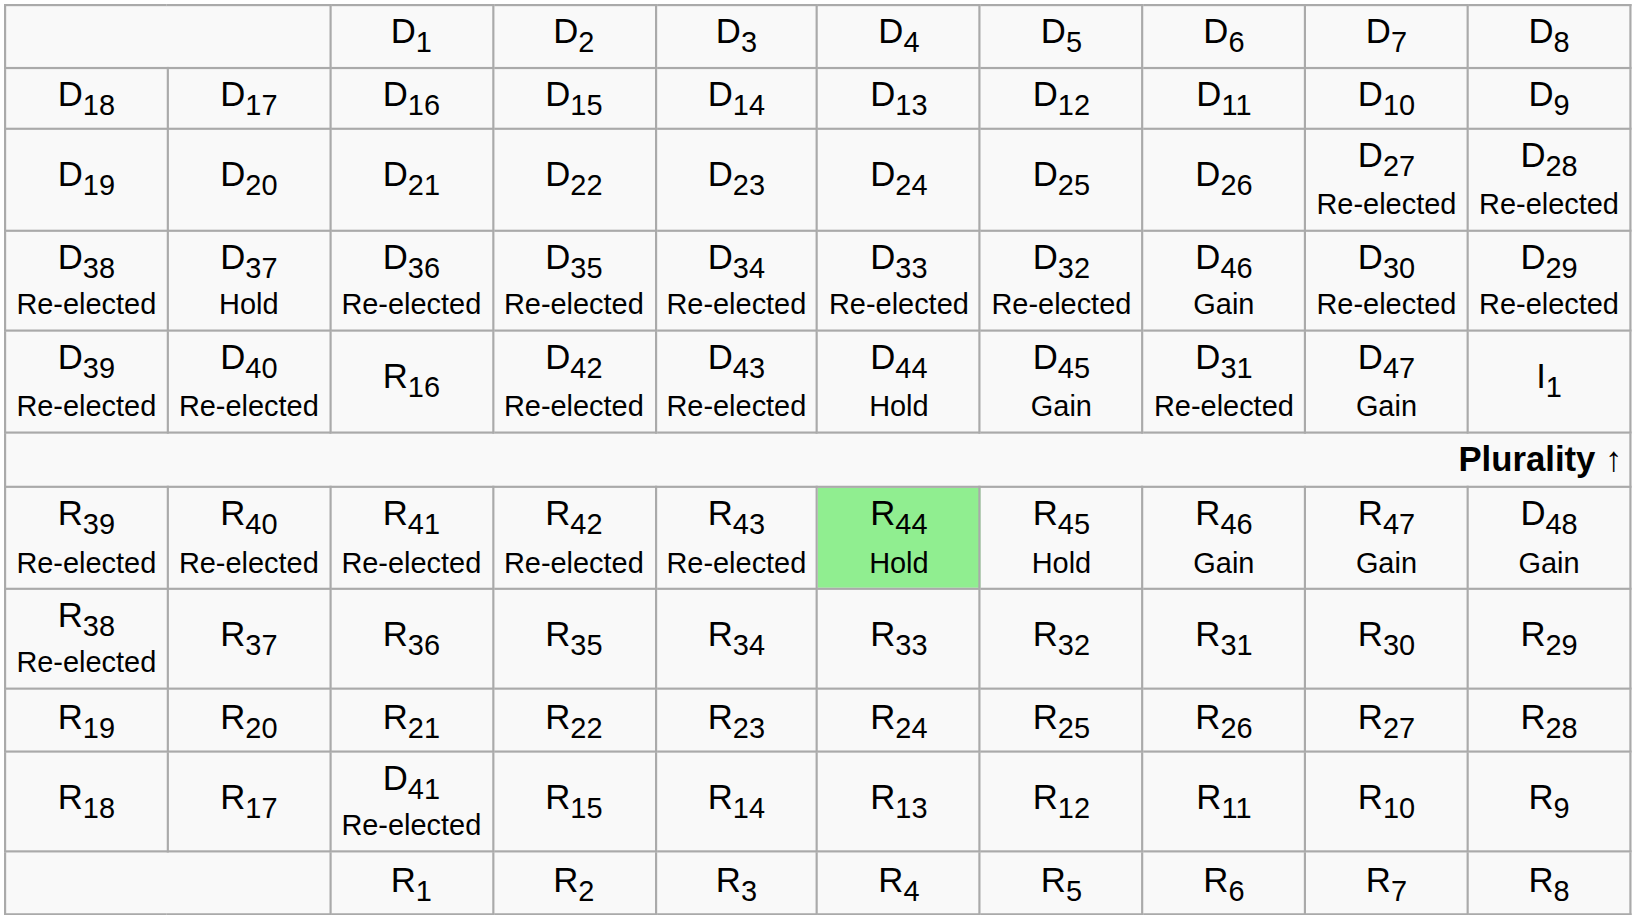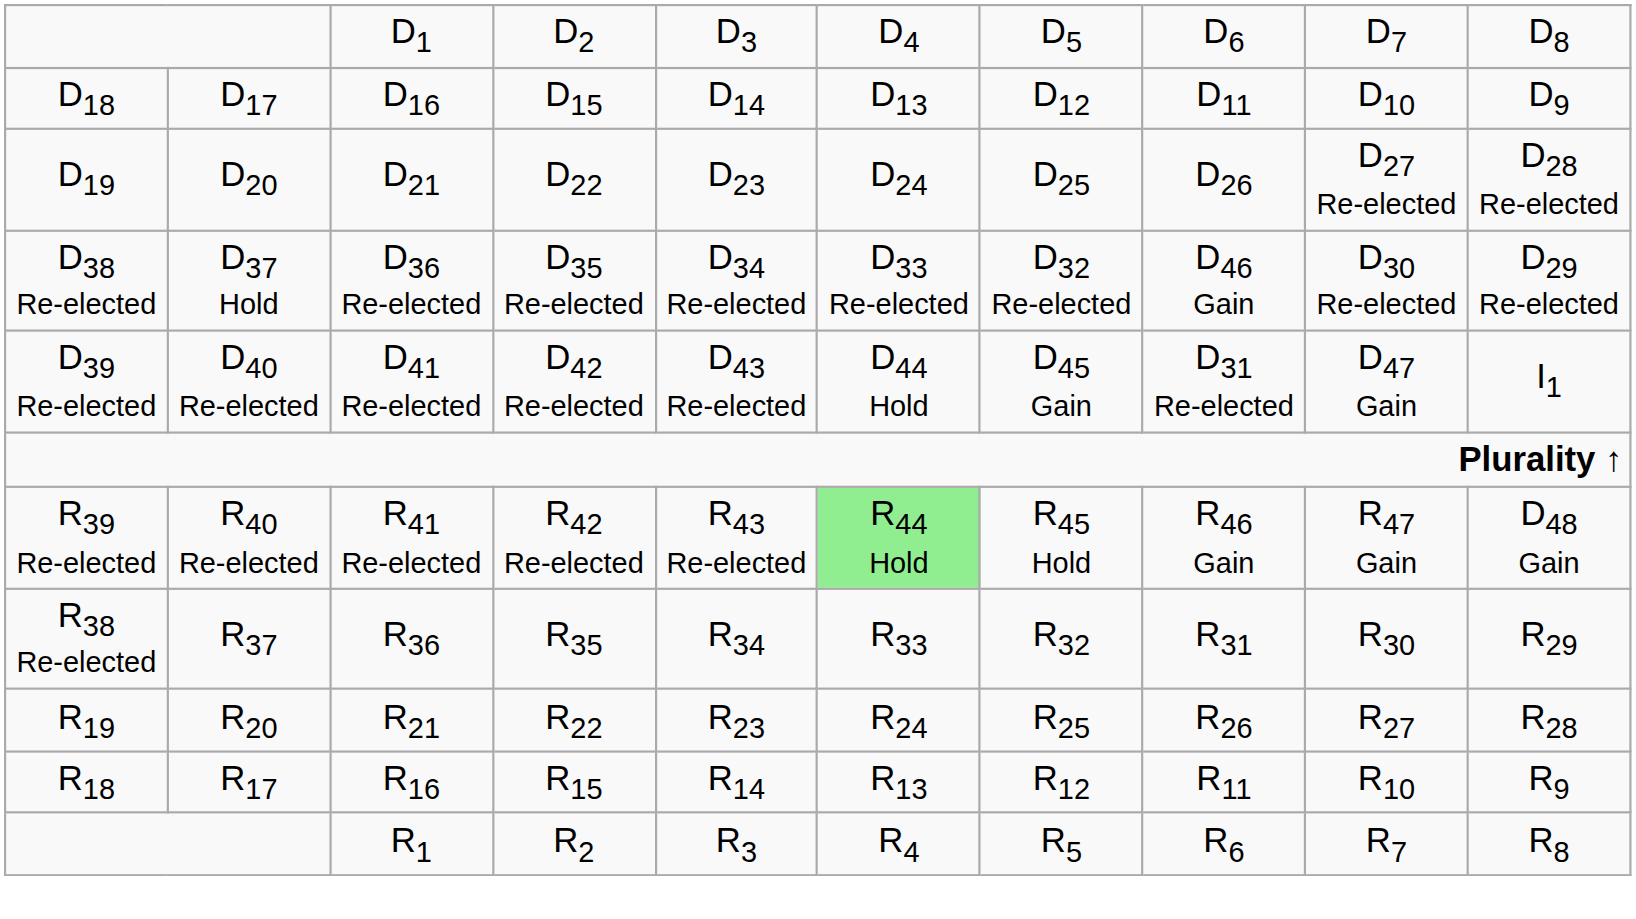(411, 382) R16 -> (411, 381) D41 Re-elected
(411, 801) D41 Re-elected -> (411, 782) R16
